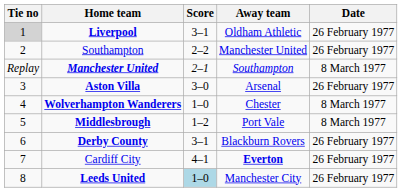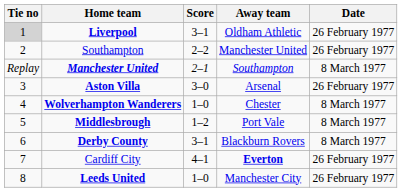(353, 141) 26 February 1977 -> (353, 141) 8 March 1977
(200, 178) lightblue background -> (200, 178) no background
